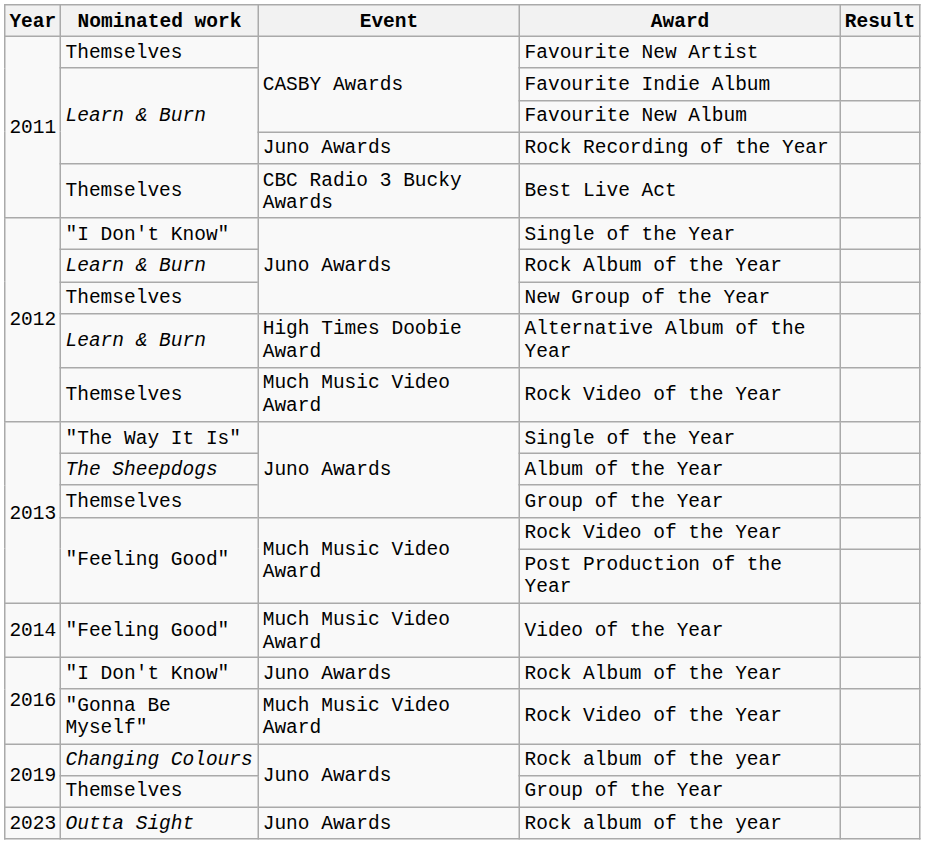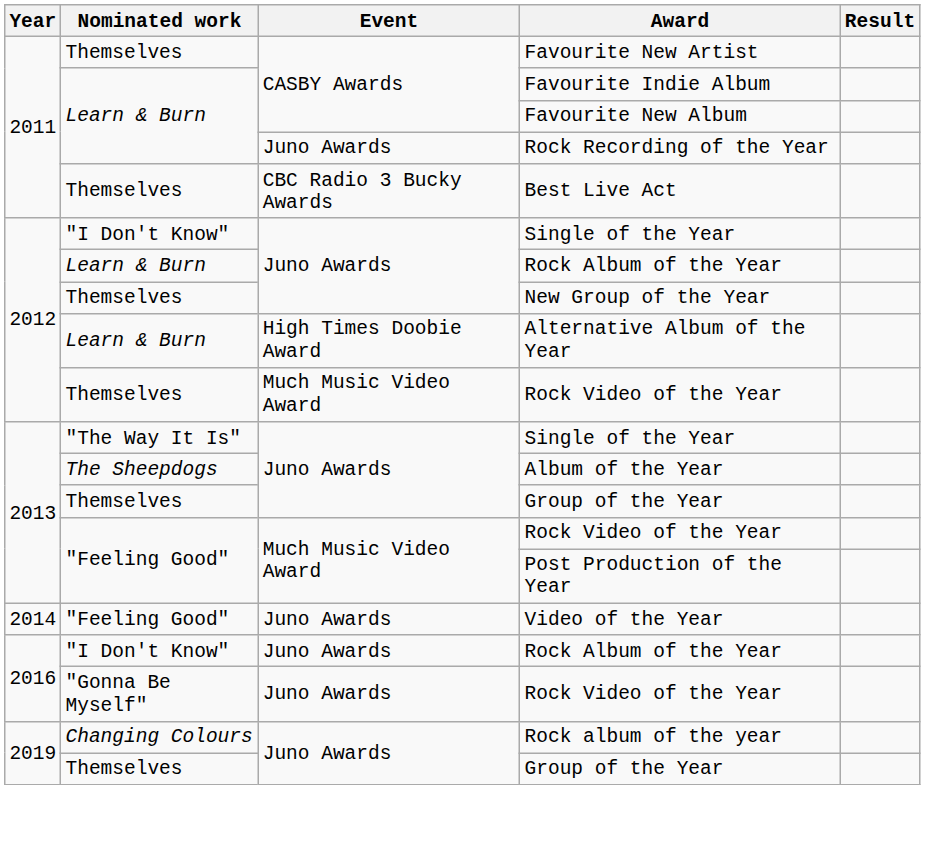(356, 630) Much Music Video Award -> (327, 619) Juno Awards
(356, 716) Much Music Video Award -> (327, 694) Juno Awards
- row: (33, 823)
